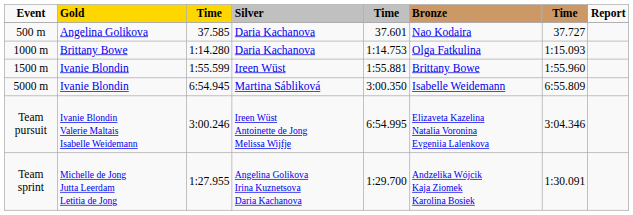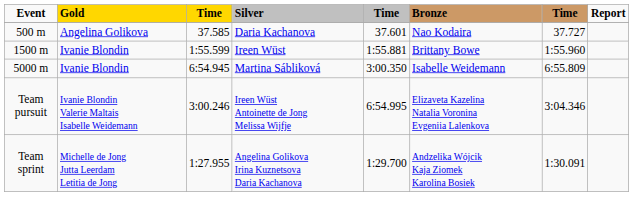- row: (31, 50)
